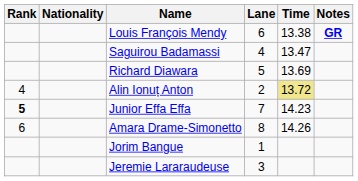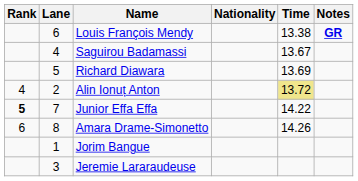columns swapped: (261, 14) <-> (73, 14)
(296, 52) 13.47 -> (296, 52) 13.67
(296, 109) 14.23 -> (296, 109) 14.22
